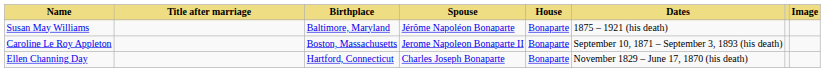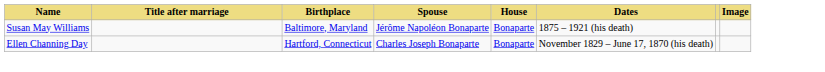- row: (59, 43)
